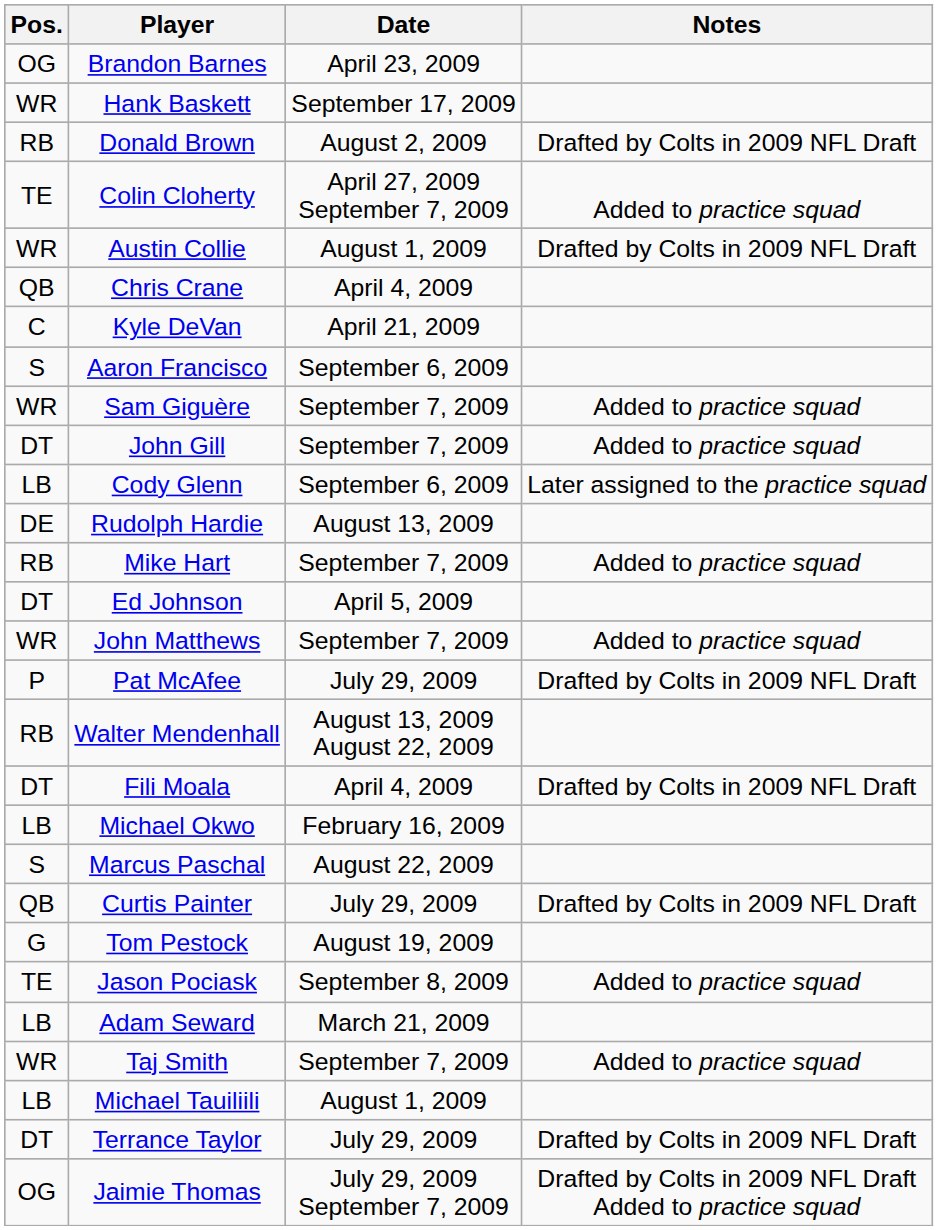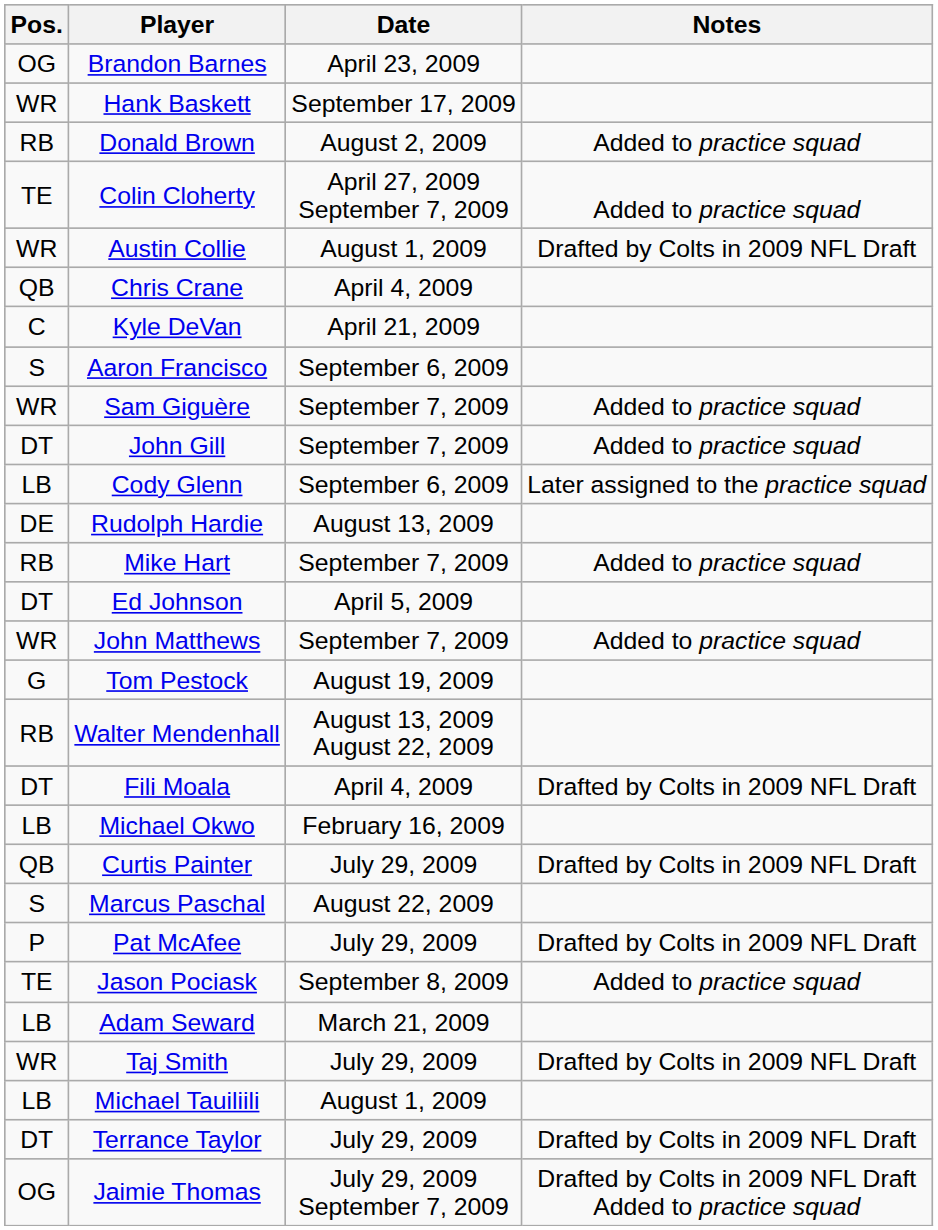(727, 142) Drafted by Colts in 2009 NFL Draft -> (727, 142) Added to practice squad
rows swapped: (177, 680) <-> (177, 943)
rows swapped: (177, 904) <-> (177, 864)
(404, 1061) September 7, 2009 -> (404, 1061) July 29, 2009
(727, 1061) Added to practice squad -> (727, 1061) Drafted by Colts in 2009 NFL Draft
